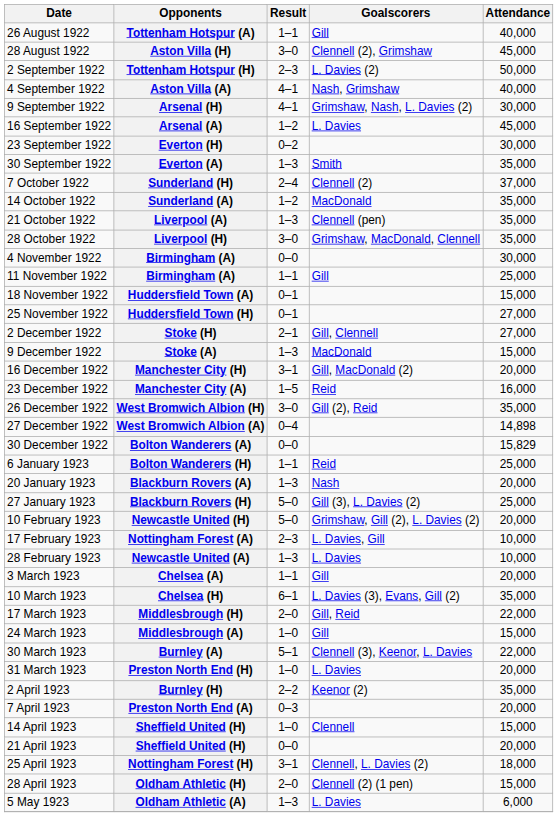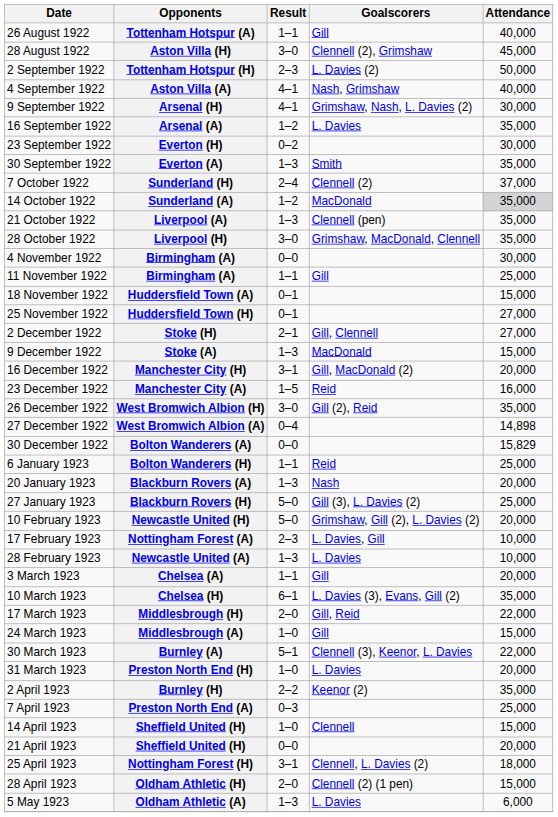(518, 126) 45,000 -> (518, 126) 35,000
(518, 201) no background -> (518, 201) lightgrey background
(518, 708) 20,000 -> (518, 708) 25,000
